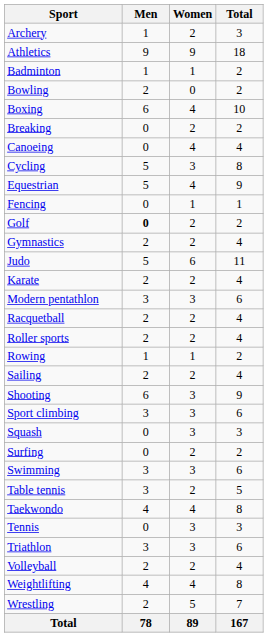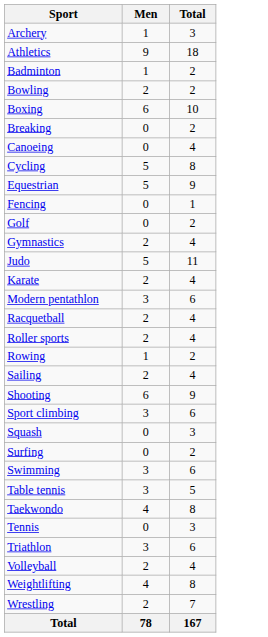- column: (193, 14)
(146, 223) bold -> (146, 223) normal
